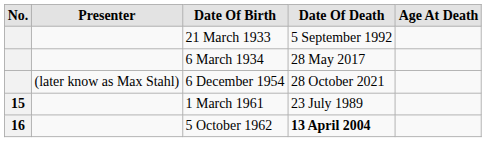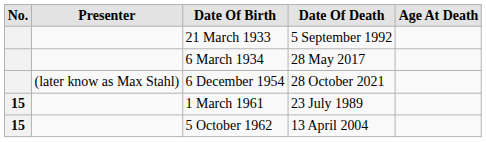(18, 125) 16 -> (18, 125) 15
(331, 125) bold -> (330, 125) normal
